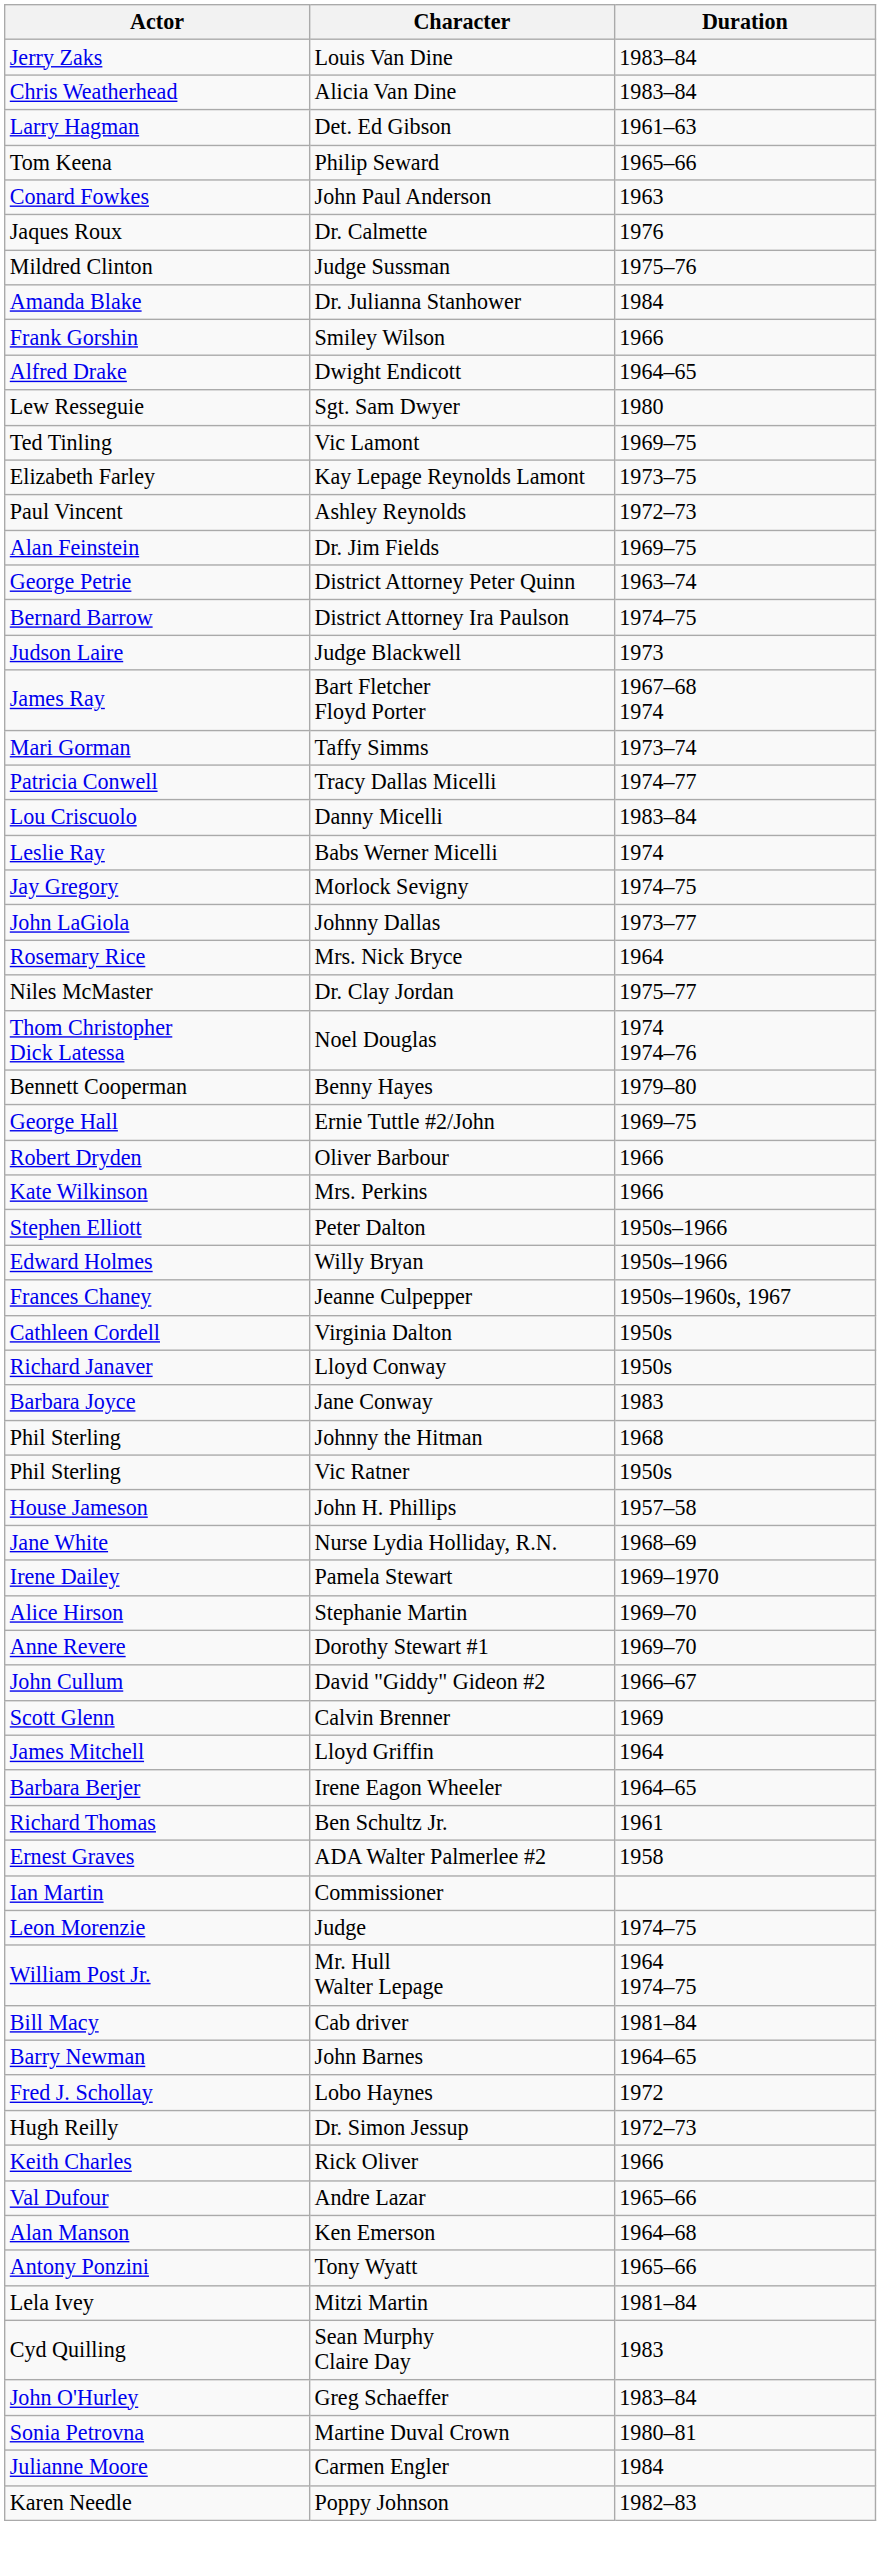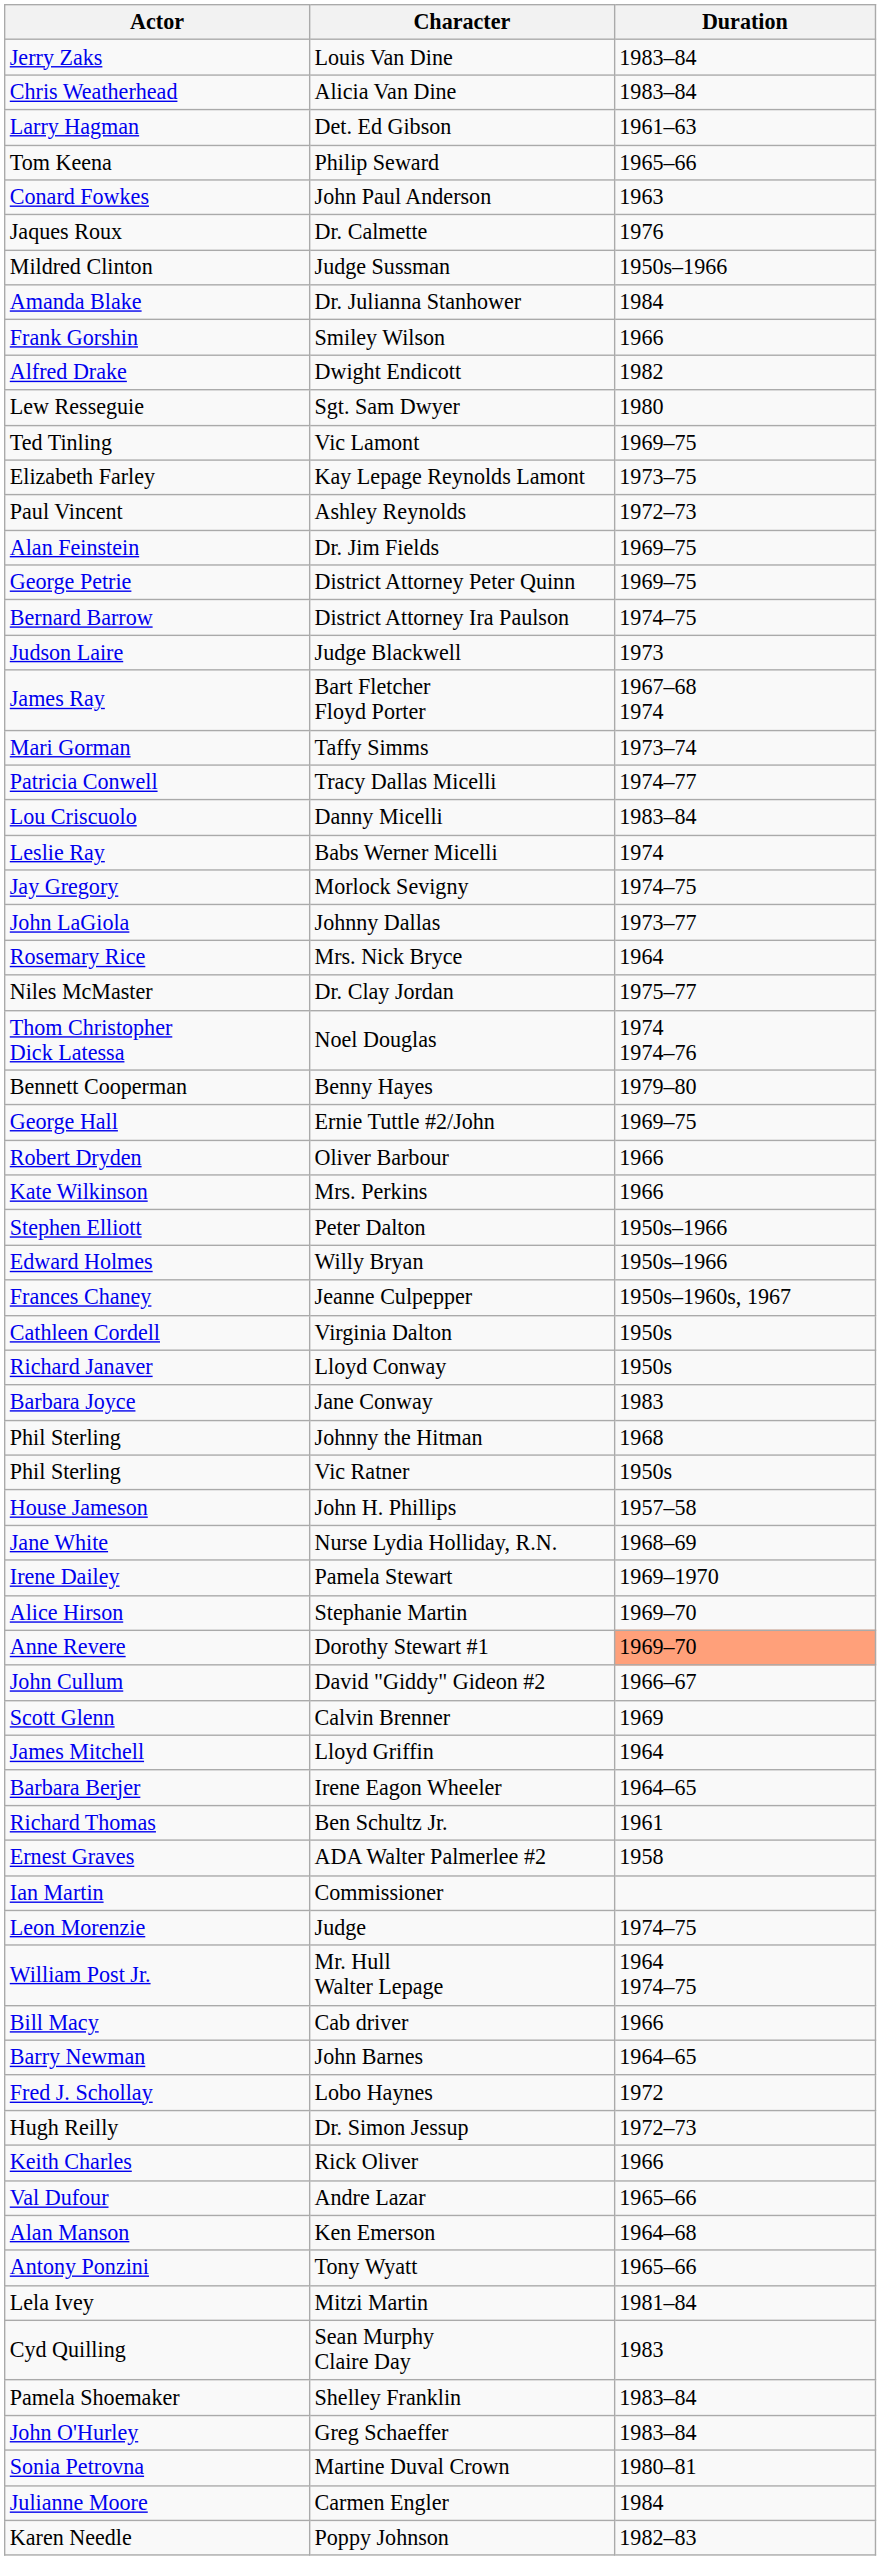(658, 267) 1975–76 -> (673, 267) 1950s–1966
(658, 372) 1964–65 -> (641, 372) 1982
(658, 582) 1963–74 -> (658, 582) 1969–75
(658, 1647) no background -> (658, 1647) lightsalmon background
(658, 2022) 1981–84 -> (641, 2022) 1966
+ row: (388, 2397)
